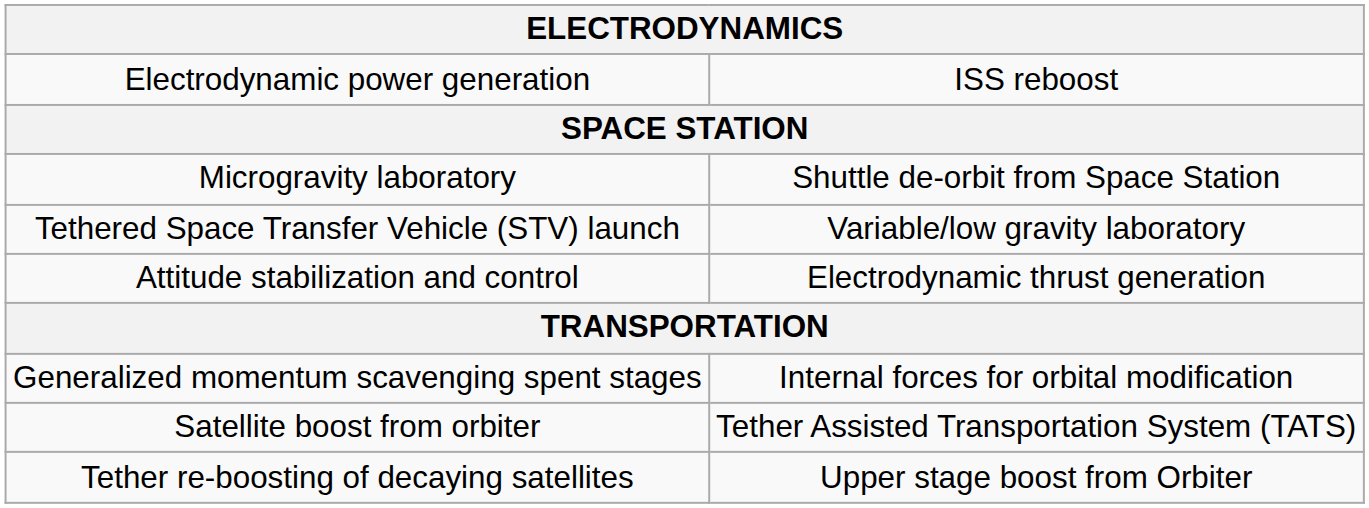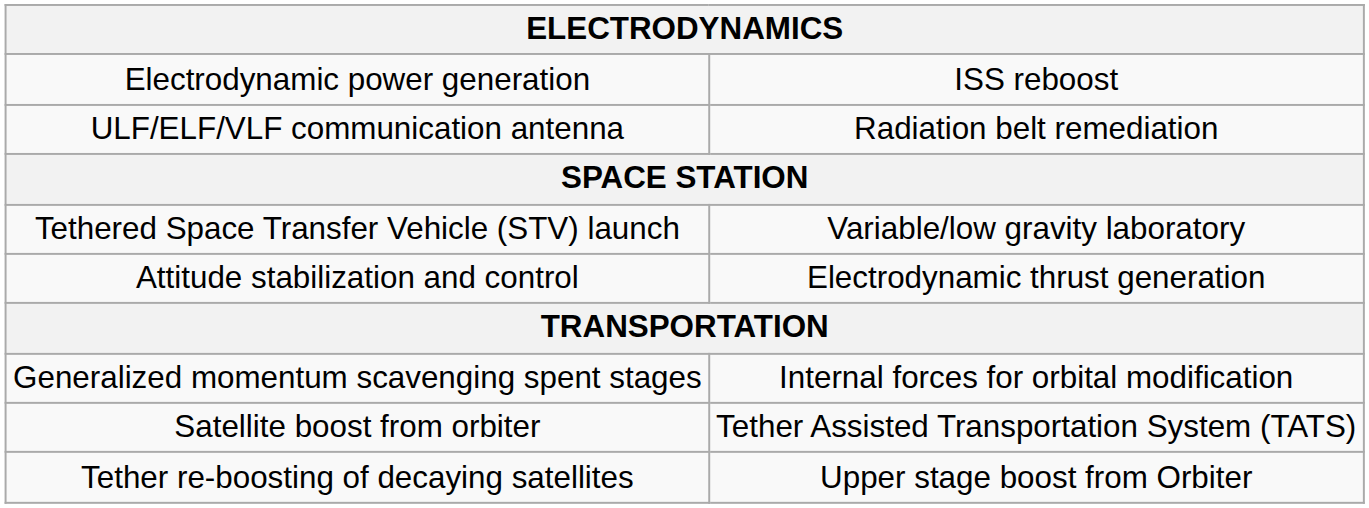+ row: (357, 128)
- row: (357, 178)
